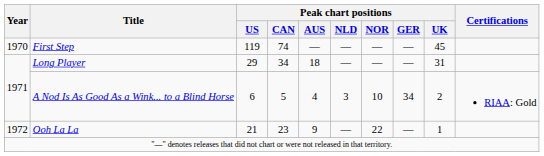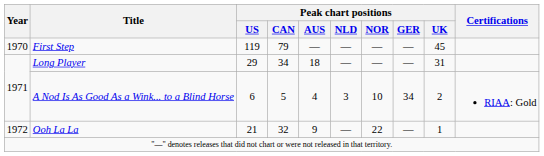(283, 46) 74 -> (283, 46) 79
(283, 129) 23 -> (283, 129) 32
